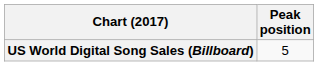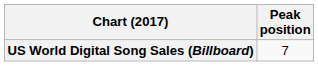(285, 50) 5 -> (285, 50) 7
